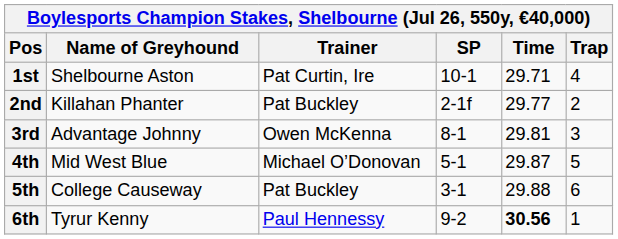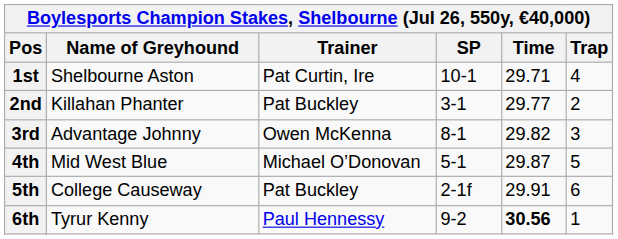(456, 104) 2-1f -> (454, 104) 3-1
(528, 133) 29.81 -> (528, 133) 29.82
(454, 190) 3-1 -> (456, 190) 2-1f
(528, 190) 29.88 -> (528, 190) 29.91
